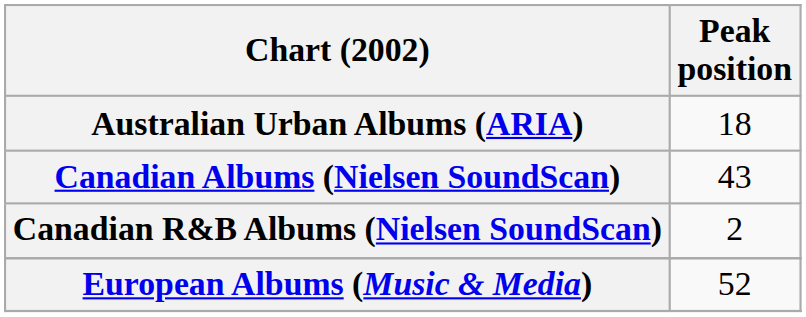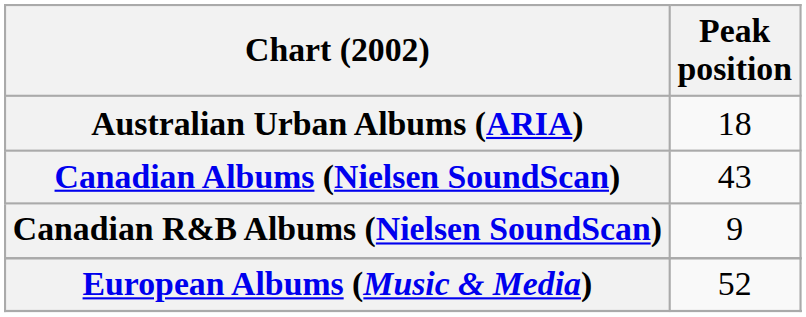(735, 229) 2 -> (735, 229) 9
